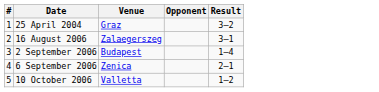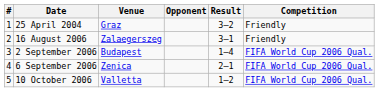+ column: (309, 11)
